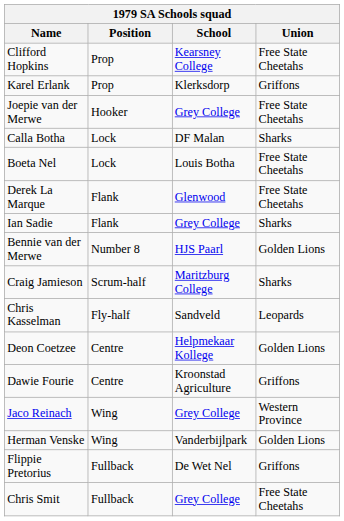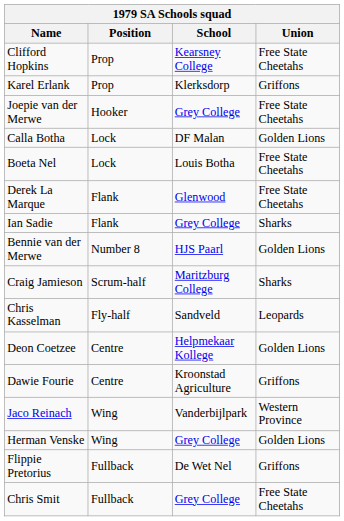(275, 137) Sharks -> (292, 137) Golden Lions
(207, 414) Grey College -> (211, 414) Vanderbijlpark
(211, 440) Vanderbijlpark -> (207, 440) Grey College
